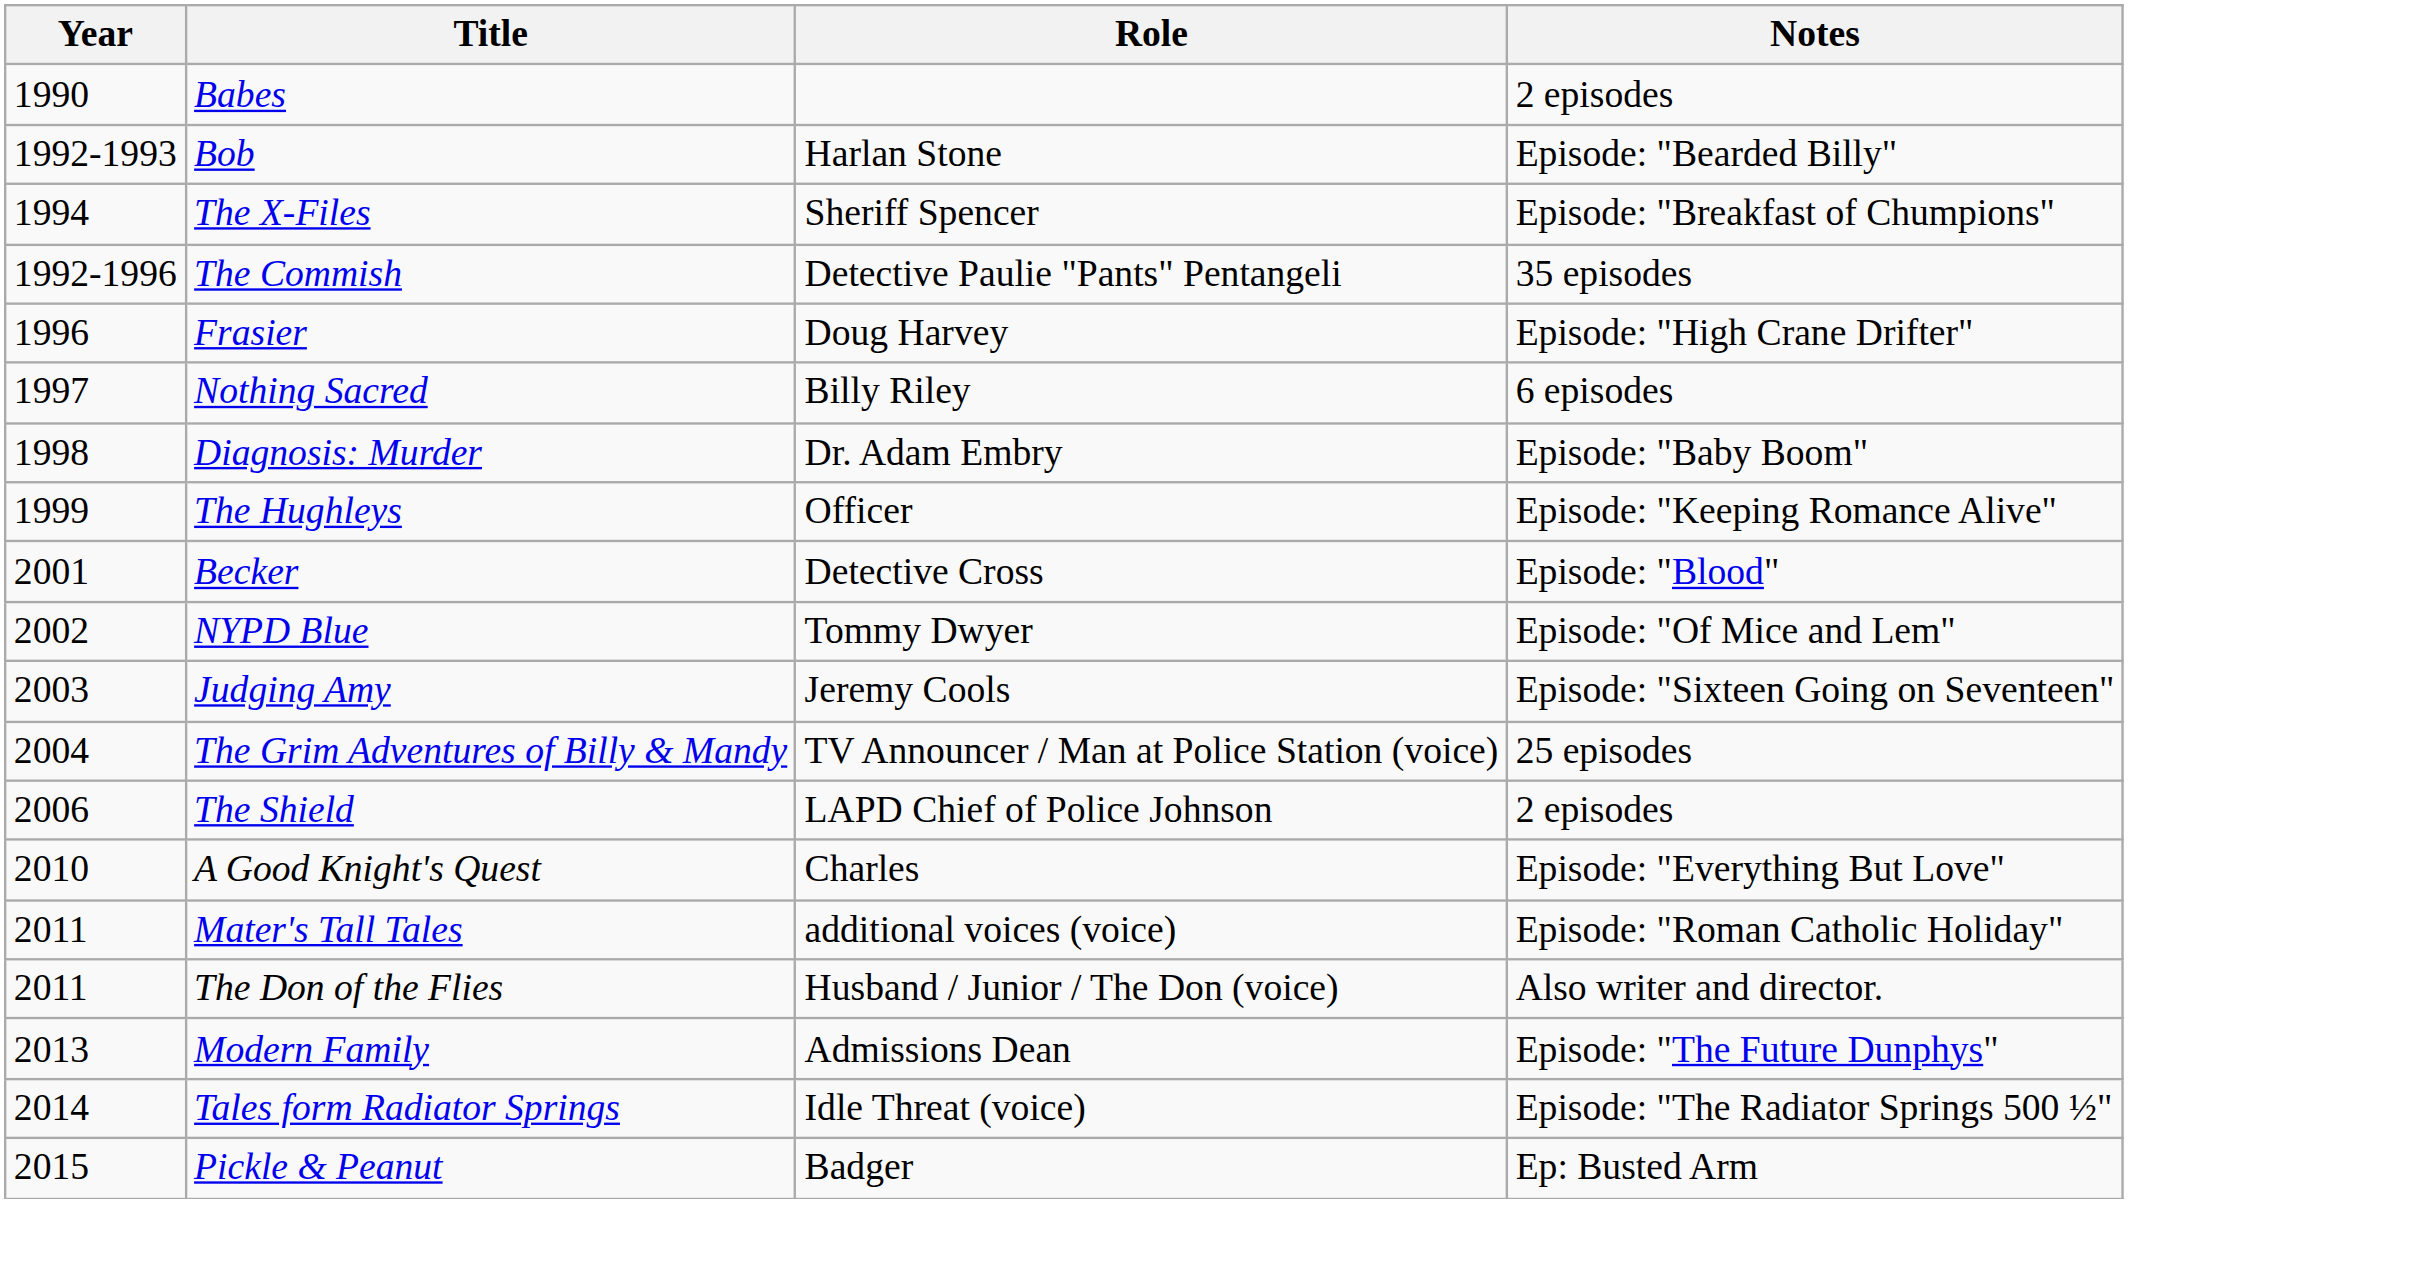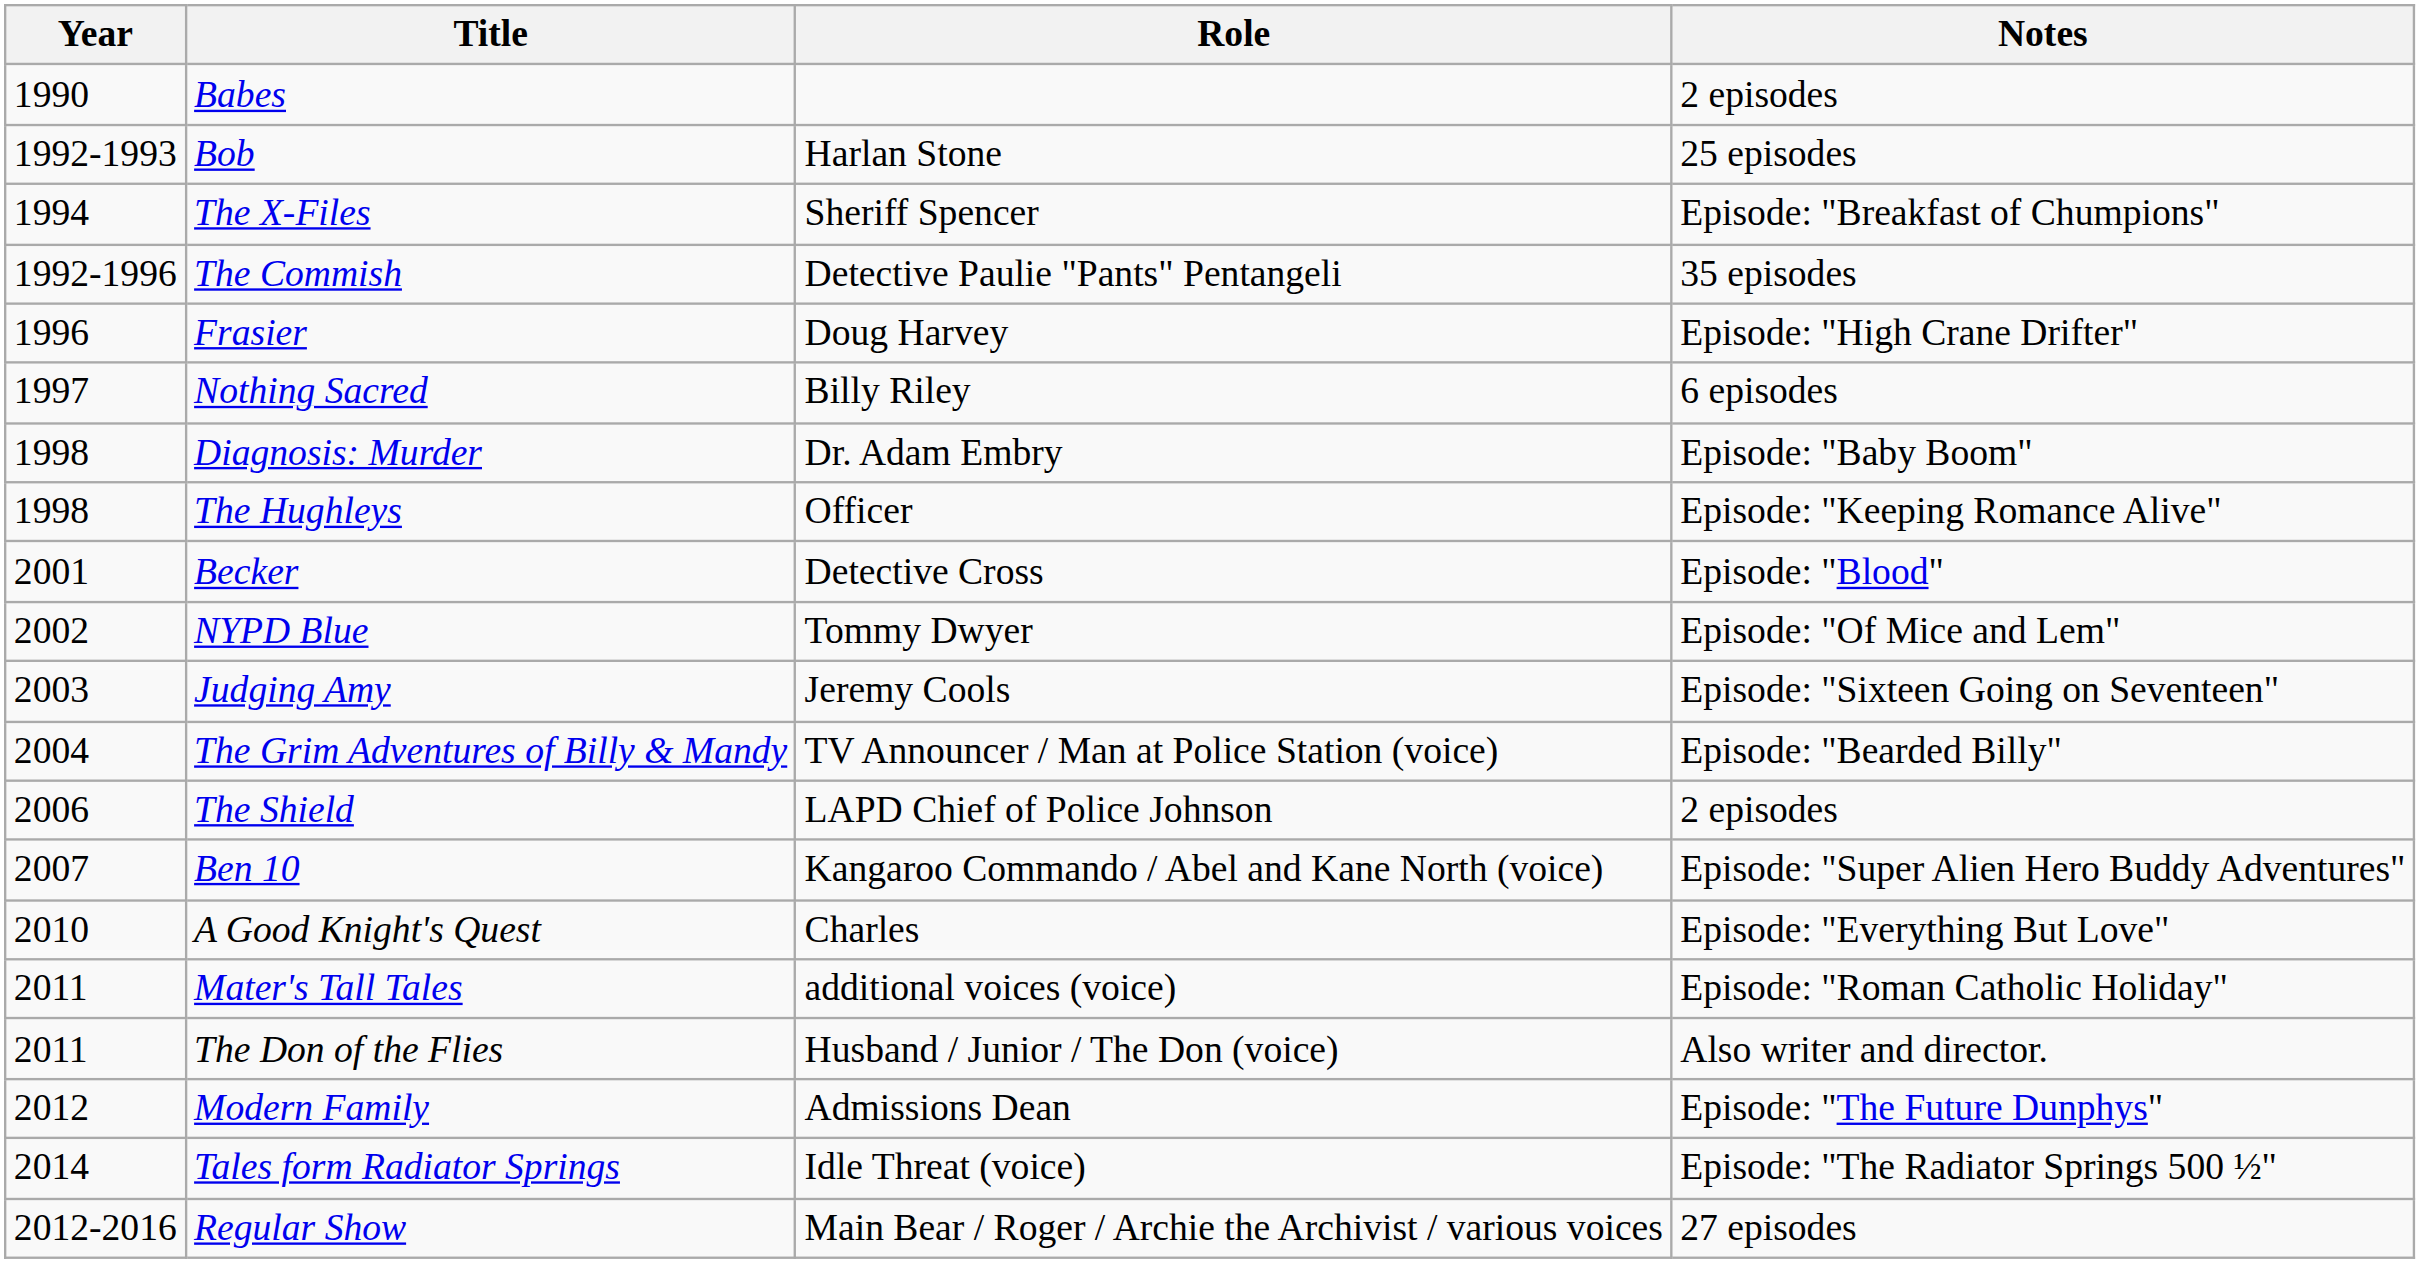(1706, 153) Episode: "Bearded Billy" -> (1769, 153) 25 episodes
(51, 511) 1999 -> (51, 511) 1998
(1604, 749) 25 episodes -> (1871, 749) Episode: "Bearded Billy"
+ row: (247, 869)
(51, 1048) 2013 -> (51, 1107) 2012
- row: (318, 1167)
+ row: (300, 1226)
